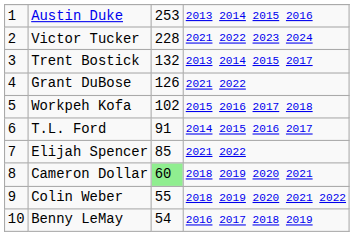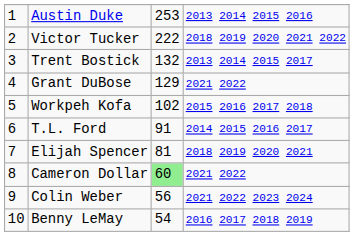(167, 39) 228 -> (167, 39) 222
(249, 39) 2021 2022 2023 2024 -> (266, 39) 2018 2019 2020 2021 2022
(167, 84) 126 -> (167, 84) 129
(163, 152) 85 -> (163, 152) 81
(216, 152) 2021 2022 -> (249, 152) 2018 2019 2020 2021
(249, 175) 2018 2019 2020 2021 -> (216, 175) 2021 2022
(163, 197) 55 -> (163, 197) 56
(266, 197) 2018 2019 2020 2021 2022 -> (249, 197) 2021 2022 2023 2024
